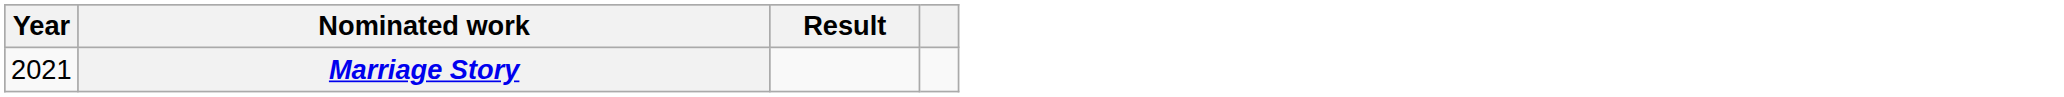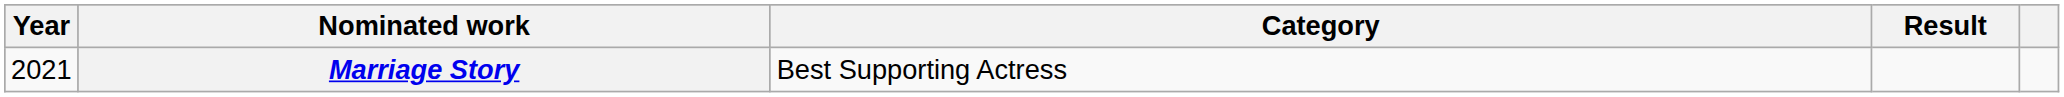+ column: (1321, 26)
